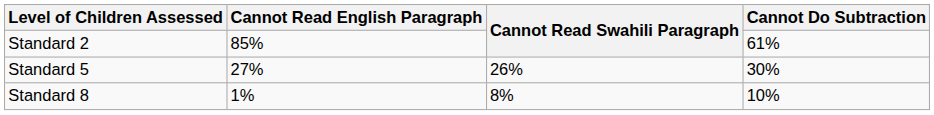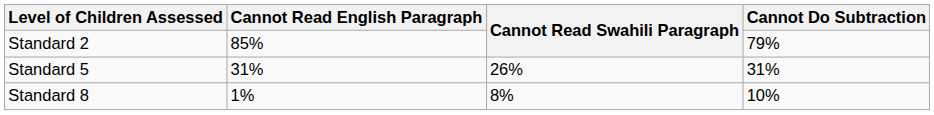(763, 43) 61% -> (763, 43) 79%
(247, 69) 27% -> (247, 69) 31%
(763, 69) 30% -> (763, 69) 31%
